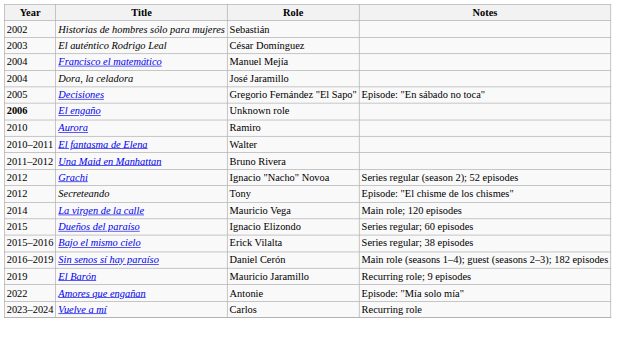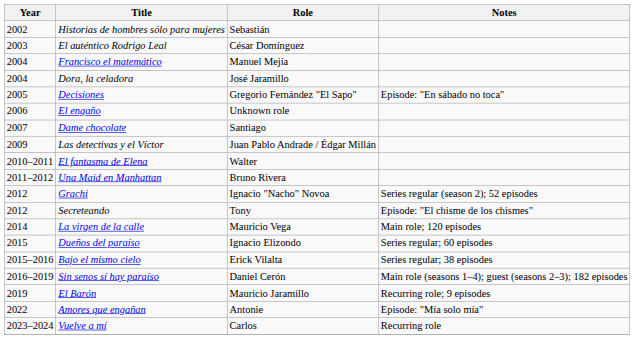(17, 111) bold -> (17, 111) normal
+ row: (92, 128)
+ row: (111, 144)
- row: (73, 128)
